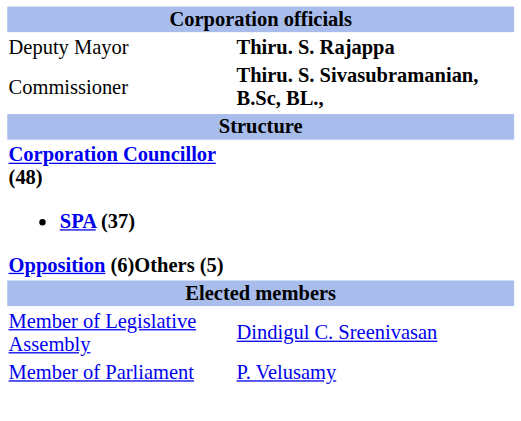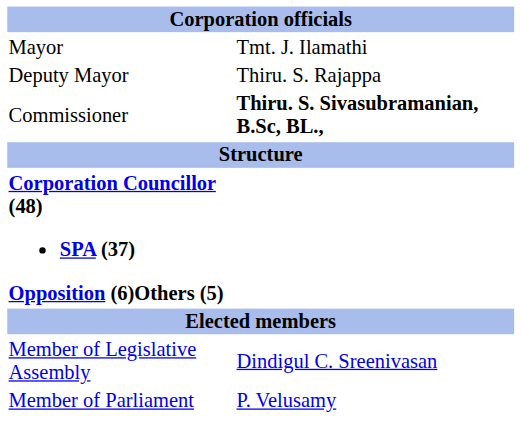+ row: (36, 47)
(316, 47) bold -> (309, 75) normal
